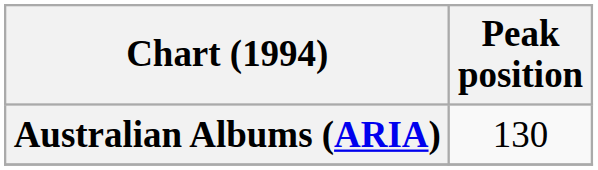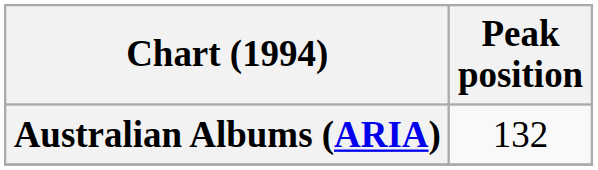(521, 134) 130 -> (521, 134) 132
